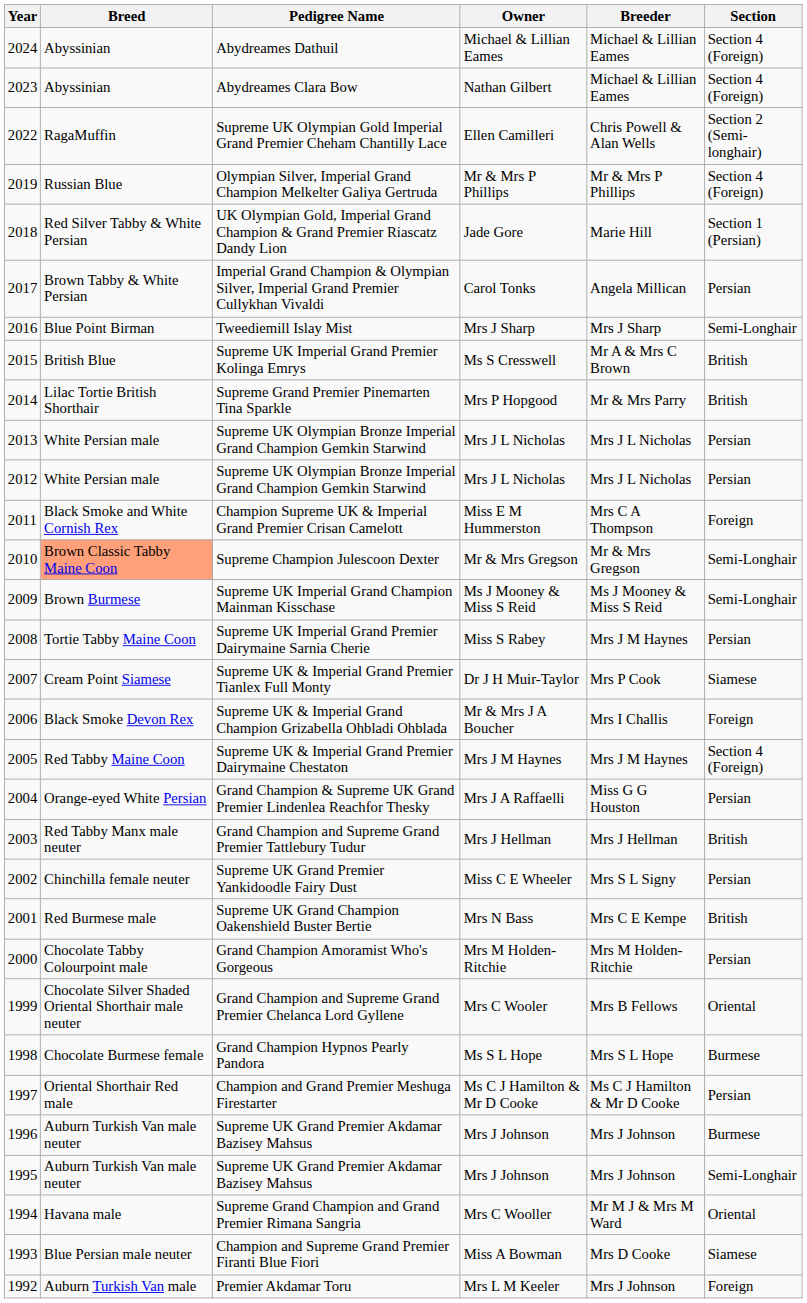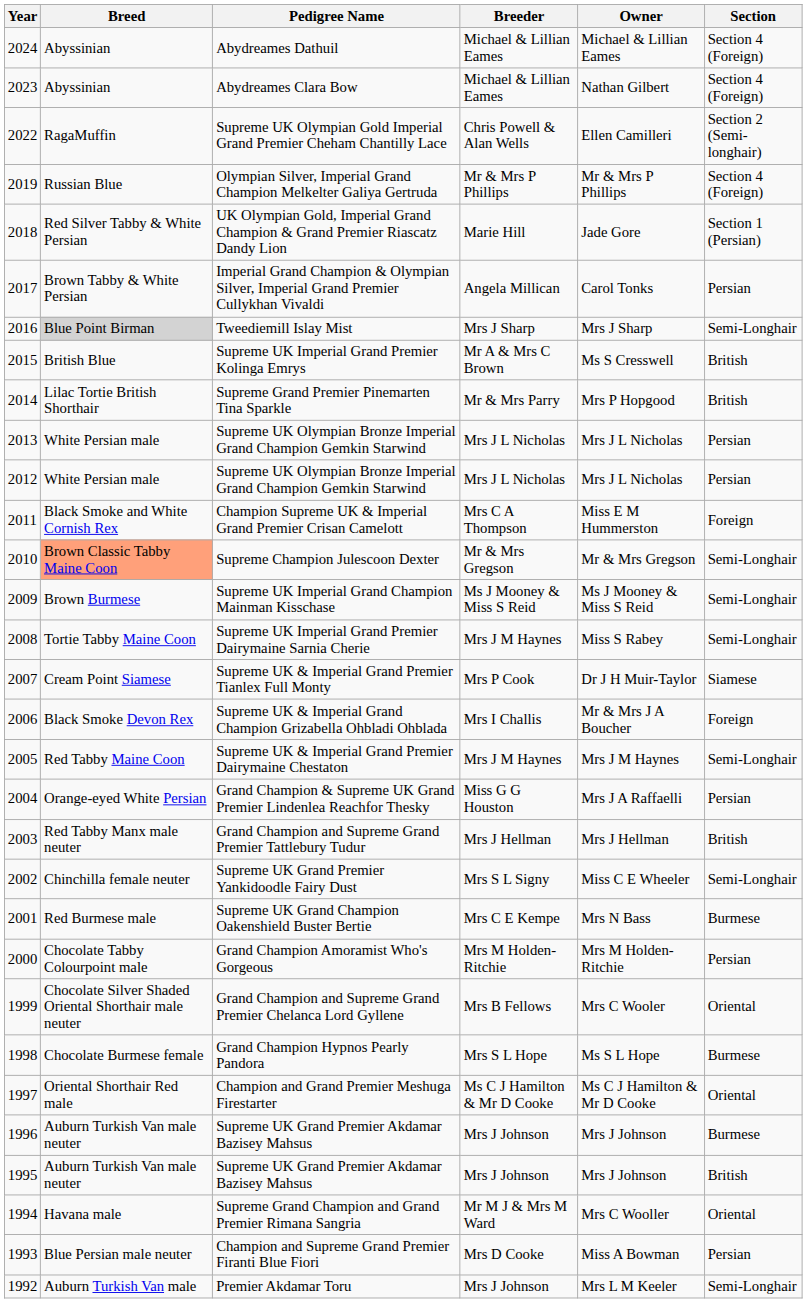columns swapped: (523, 16) <-> (645, 16)
(99, 328) no background -> (99, 328) lightgrey background
(729, 639) Persian -> (752, 639) Semi-Longhair
(735, 759) Section 4 (Foreign) -> (752, 759) Semi-Longhair
(729, 879) Persian -> (752, 879) Semi-Longhair
(728, 918) British -> (734, 918) Burmese
(729, 1095) Persian -> (732, 1095) Oriental
(752, 1174) Semi-Longhair -> (728, 1174) British
(732, 1254) Siamese -> (729, 1254) Persian
(731, 1286) Foreign -> (752, 1286) Semi-Longhair
